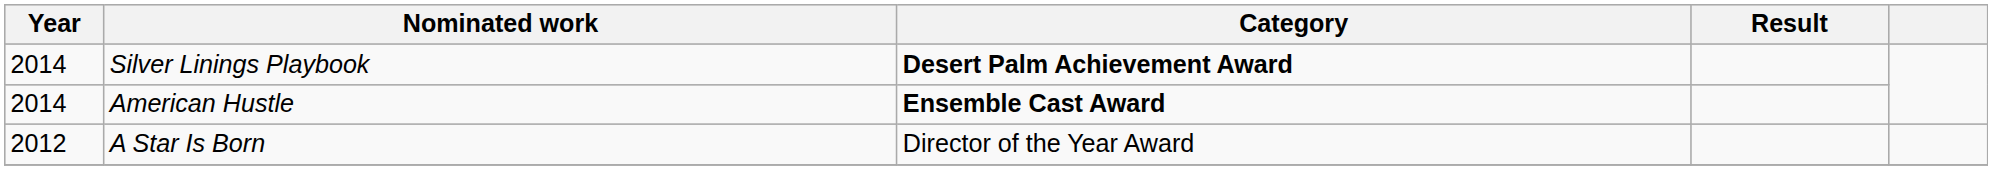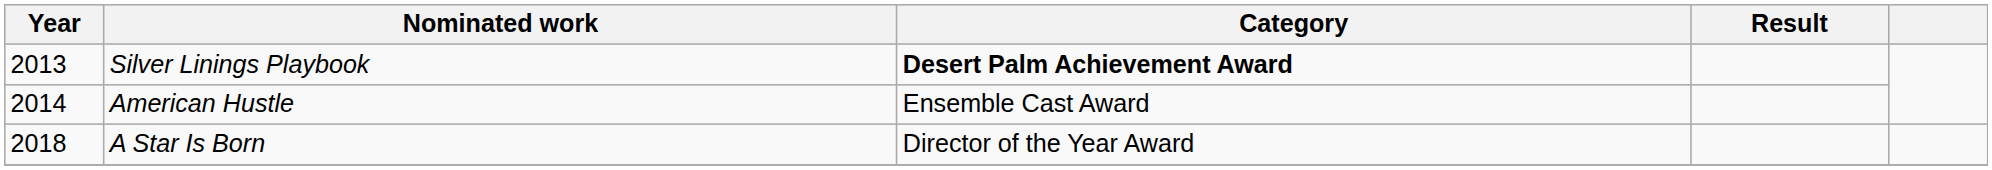(39, 64) 2014 -> (39, 64) 2013
(1034, 104) bold -> (1026, 104) normal
(39, 143) 2012 -> (39, 143) 2018
